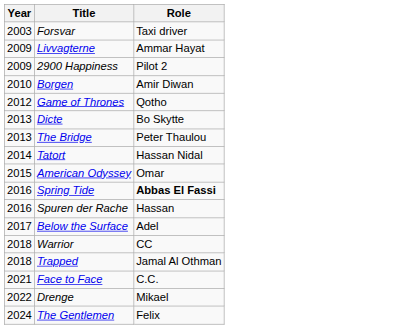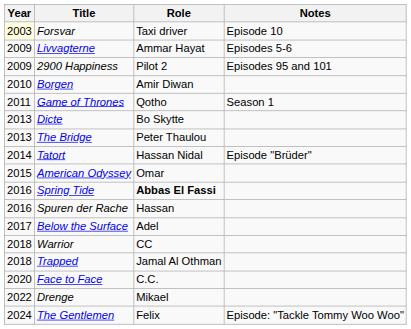+ column: (315, 13)
(19, 31) no background -> (19, 31) lightyellow background
(19, 102) 2012 -> (19, 102) 2011
(19, 279) 2021 -> (19, 279) 2020
